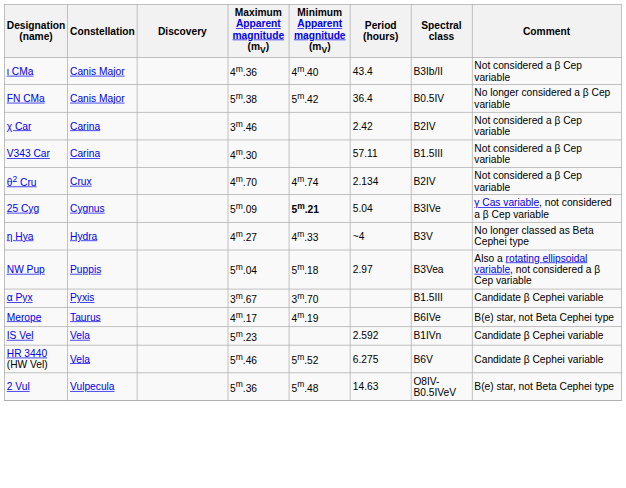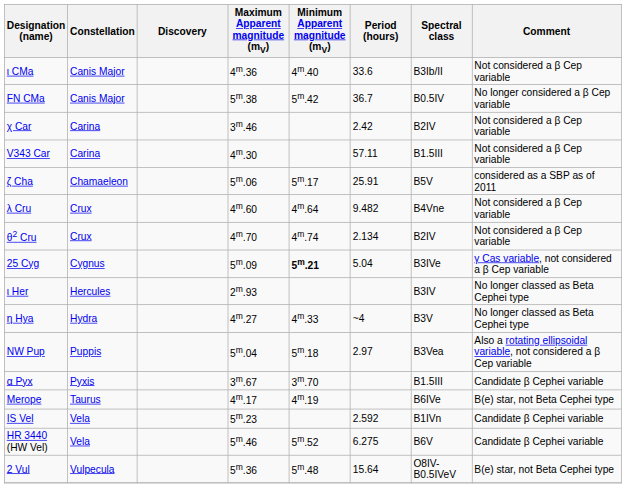(363, 71) 43.4 -> (363, 71) 33.6
(363, 99) 36.4 -> (363, 99) 36.7
+ row: (20, 182)
+ row: (19, 209)
+ row: (18, 292)
(366, 387) 14.63 -> (366, 470) 15.64
